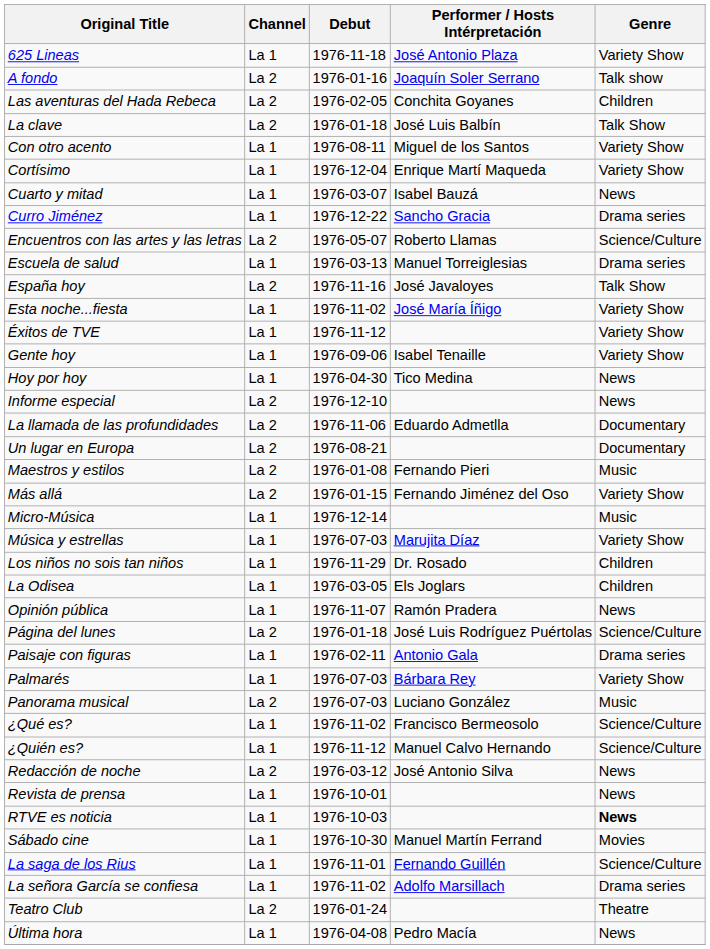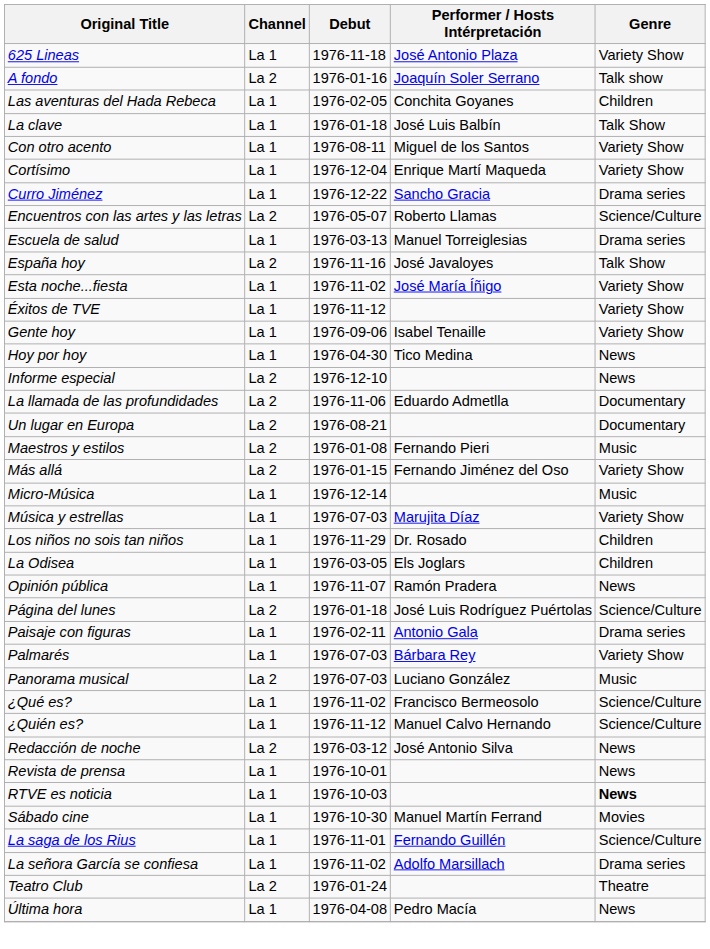(263, 101) La 2 -> (263, 101) La 1
(263, 124) La 2 -> (263, 124) La 1
- row: (55, 194)
